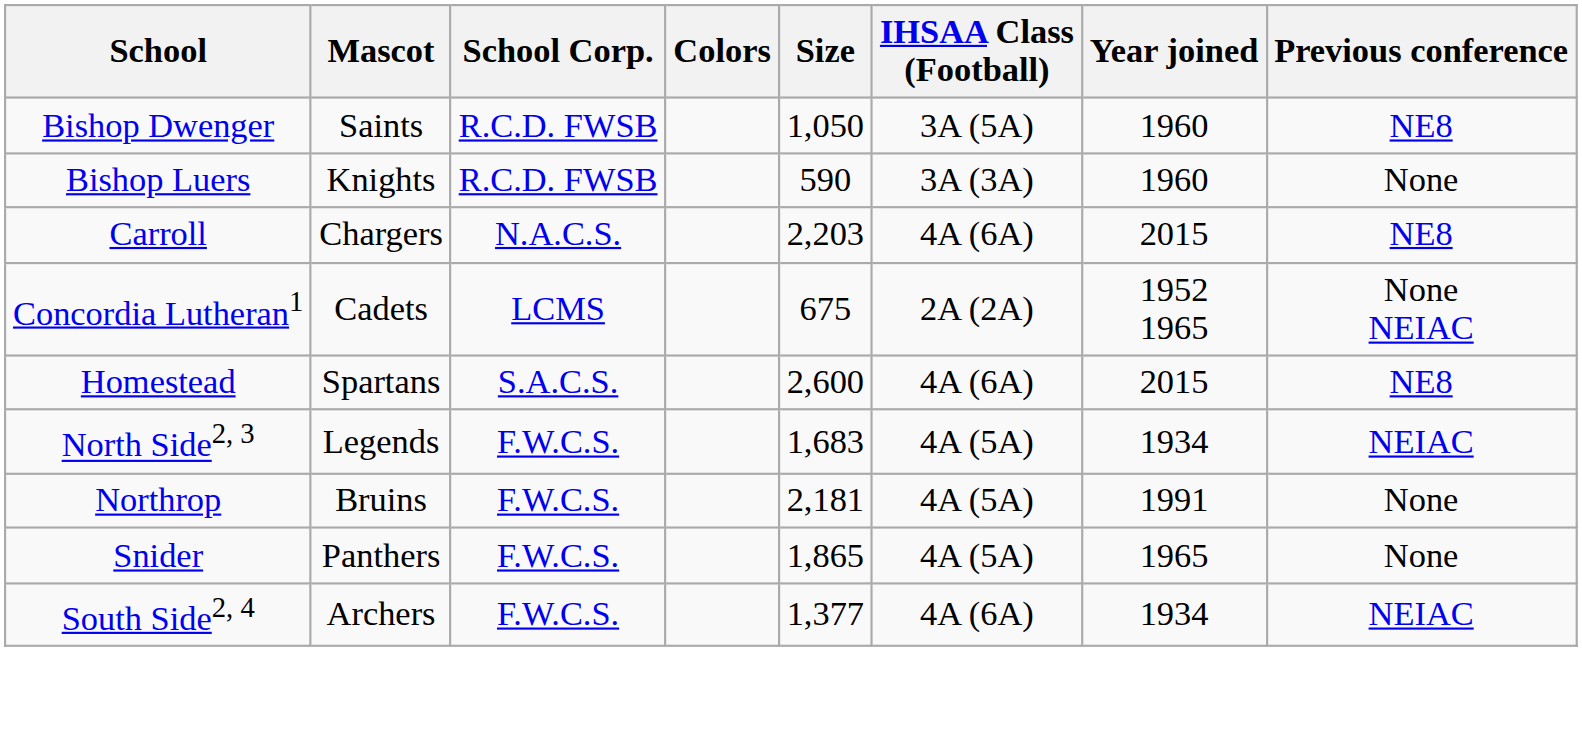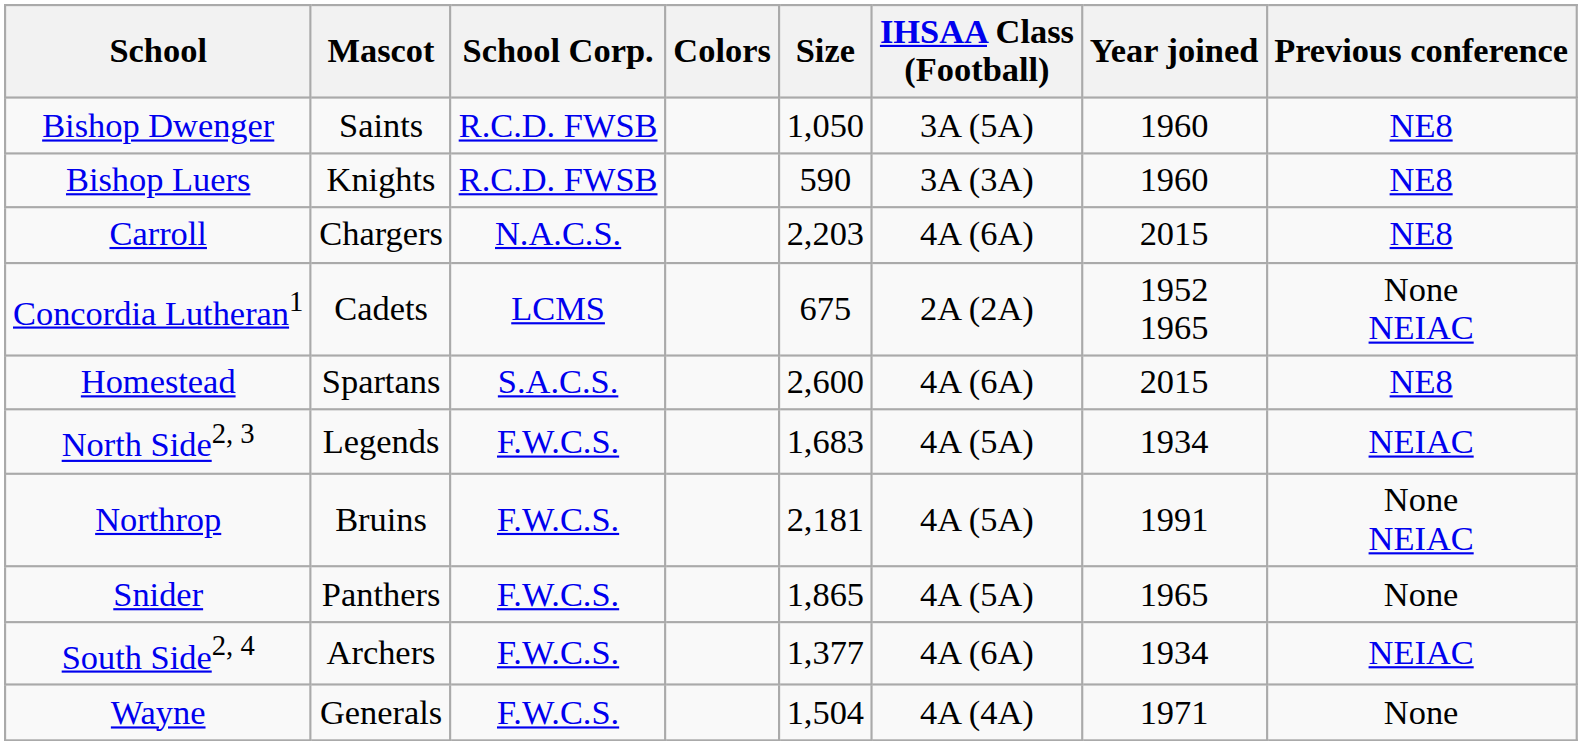(1421, 179) None -> (1421, 179) NE8
(1421, 500) None -> (1421, 519) None NEIAC
+ row: (158, 712)
